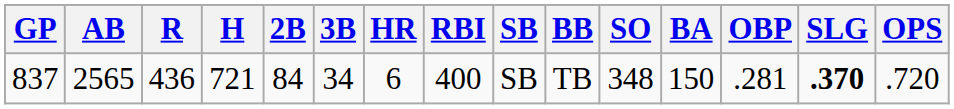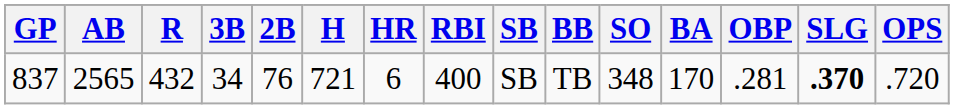columns swapped: (232, 28) <-> (338, 28)
(172, 77) 436 -> (172, 77) 432
(288, 77) 84 -> (277, 77) 76
(691, 77) 150 -> (691, 77) 170
